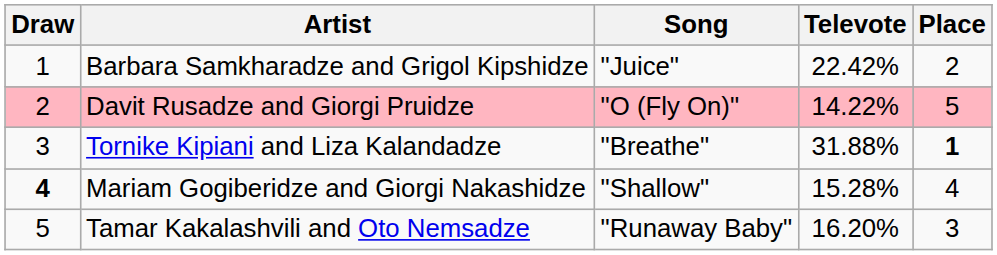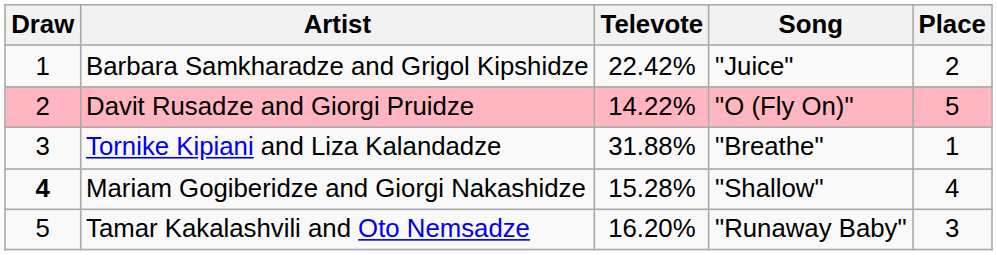columns swapped: (696, 24) <-> (855, 24)
(952, 147) bold -> (952, 147) normal
